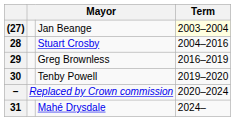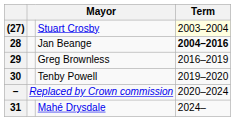(65, 28) Jan Beange -> (69, 28) Stuart Crosby
(69, 44) Stuart Crosby -> (65, 44) Jan Beange
(203, 44) normal -> (203, 44) bold
